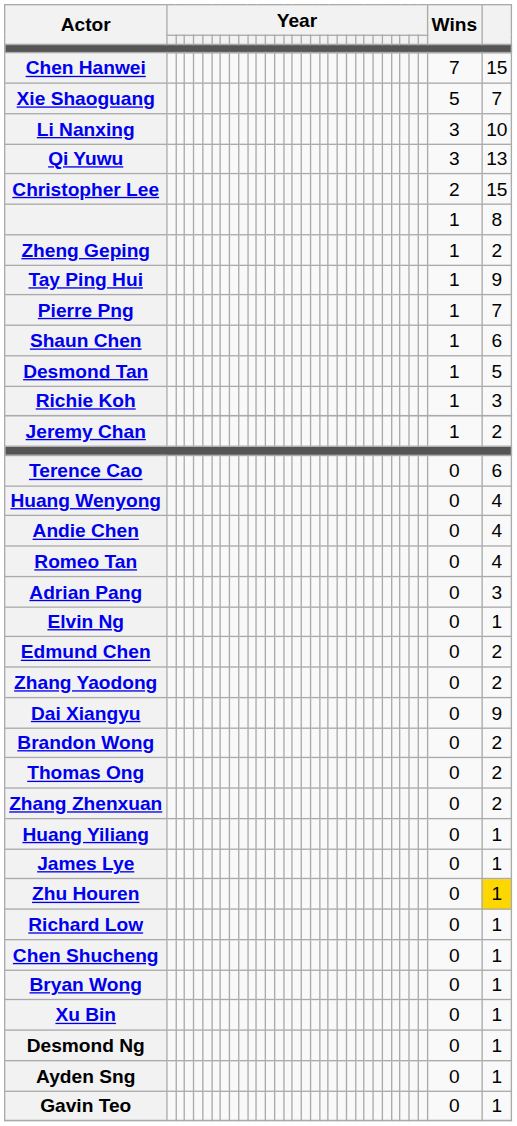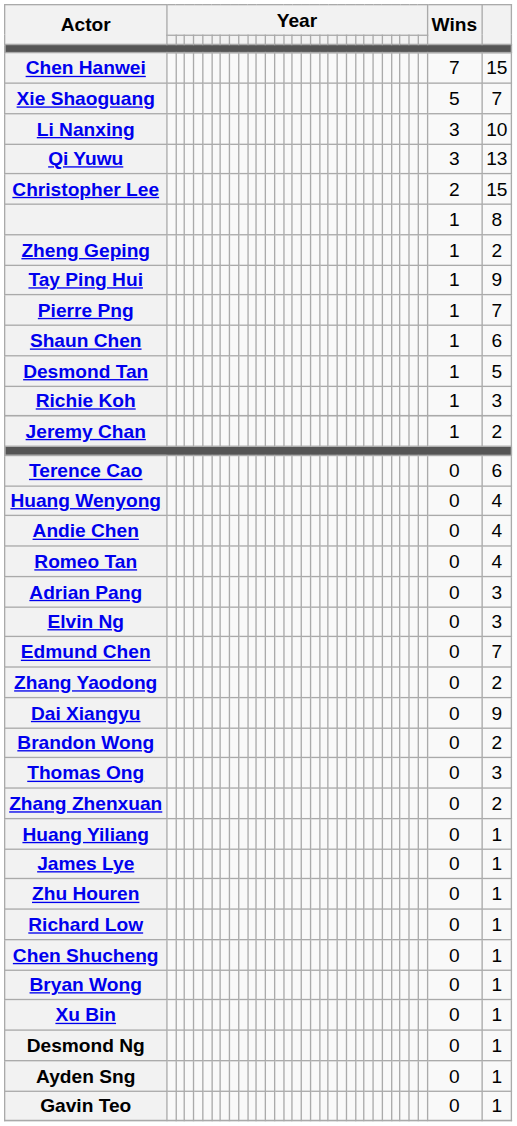(497, 622) 1 -> (497, 622) 3
(497, 652) 2 -> (497, 652) 7
(497, 773) 2 -> (497, 773) 3
(497, 894) gold background -> (497, 894) no background
